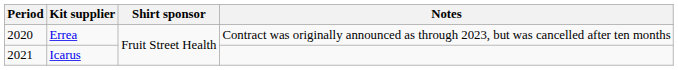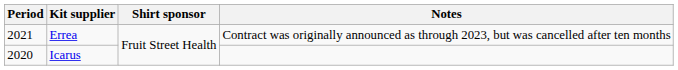(20, 34) 2020 -> (20, 34) 2021
(20, 55) 2021 -> (20, 55) 2020
